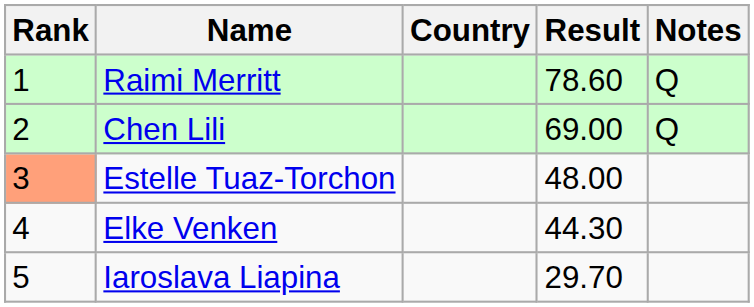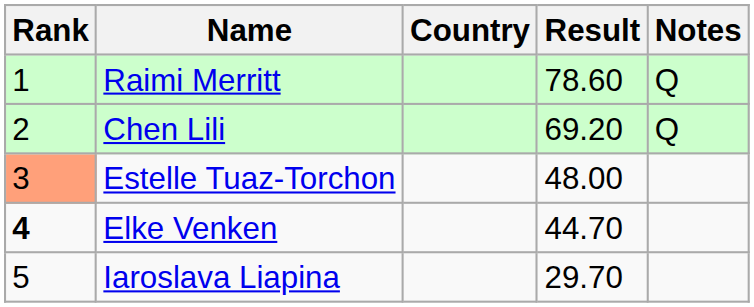(584, 129) 69.00 -> (584, 129) 69.20
(21, 228) normal -> (21, 228) bold
(584, 228) 44.30 -> (584, 228) 44.70
